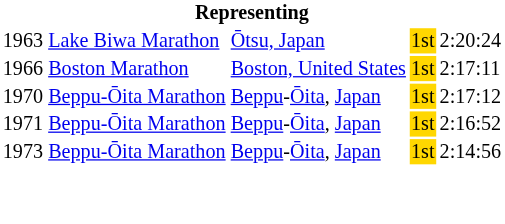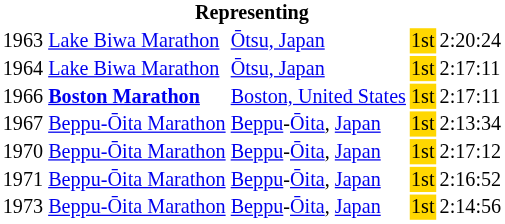+ row: (23, 68)
(118, 68) normal -> (124, 96) bold
+ row: (23, 123)
